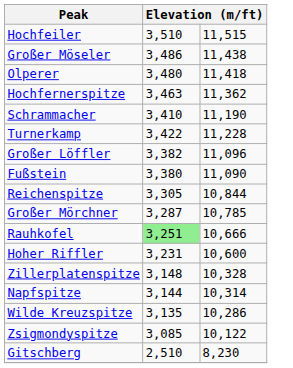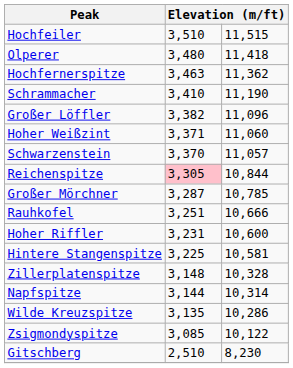- row: (59, 54)
- row: (44, 134)
- row: (37, 174)
+ row: (59, 134)
+ row: (59, 154)
(164, 194) no background -> (186, 174) pink background
(164, 234) lightgreen background -> (186, 214) no background
+ row: (85, 253)
